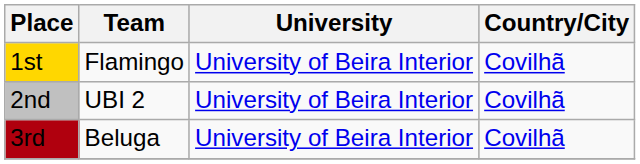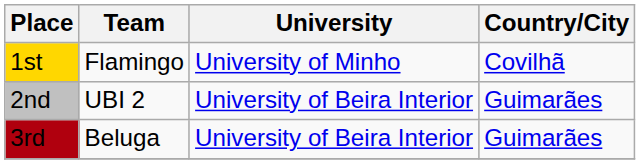(334, 61) University of Beira Interior -> (298, 61) University of Minho
(524, 100) Covilhã -> (543, 100) Guimarães
(524, 138) Covilhã -> (543, 138) Guimarães
